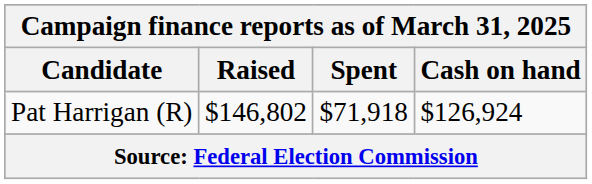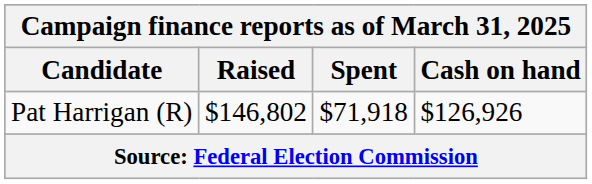(471, 112) $126,924 -> (471, 112) $126,926
